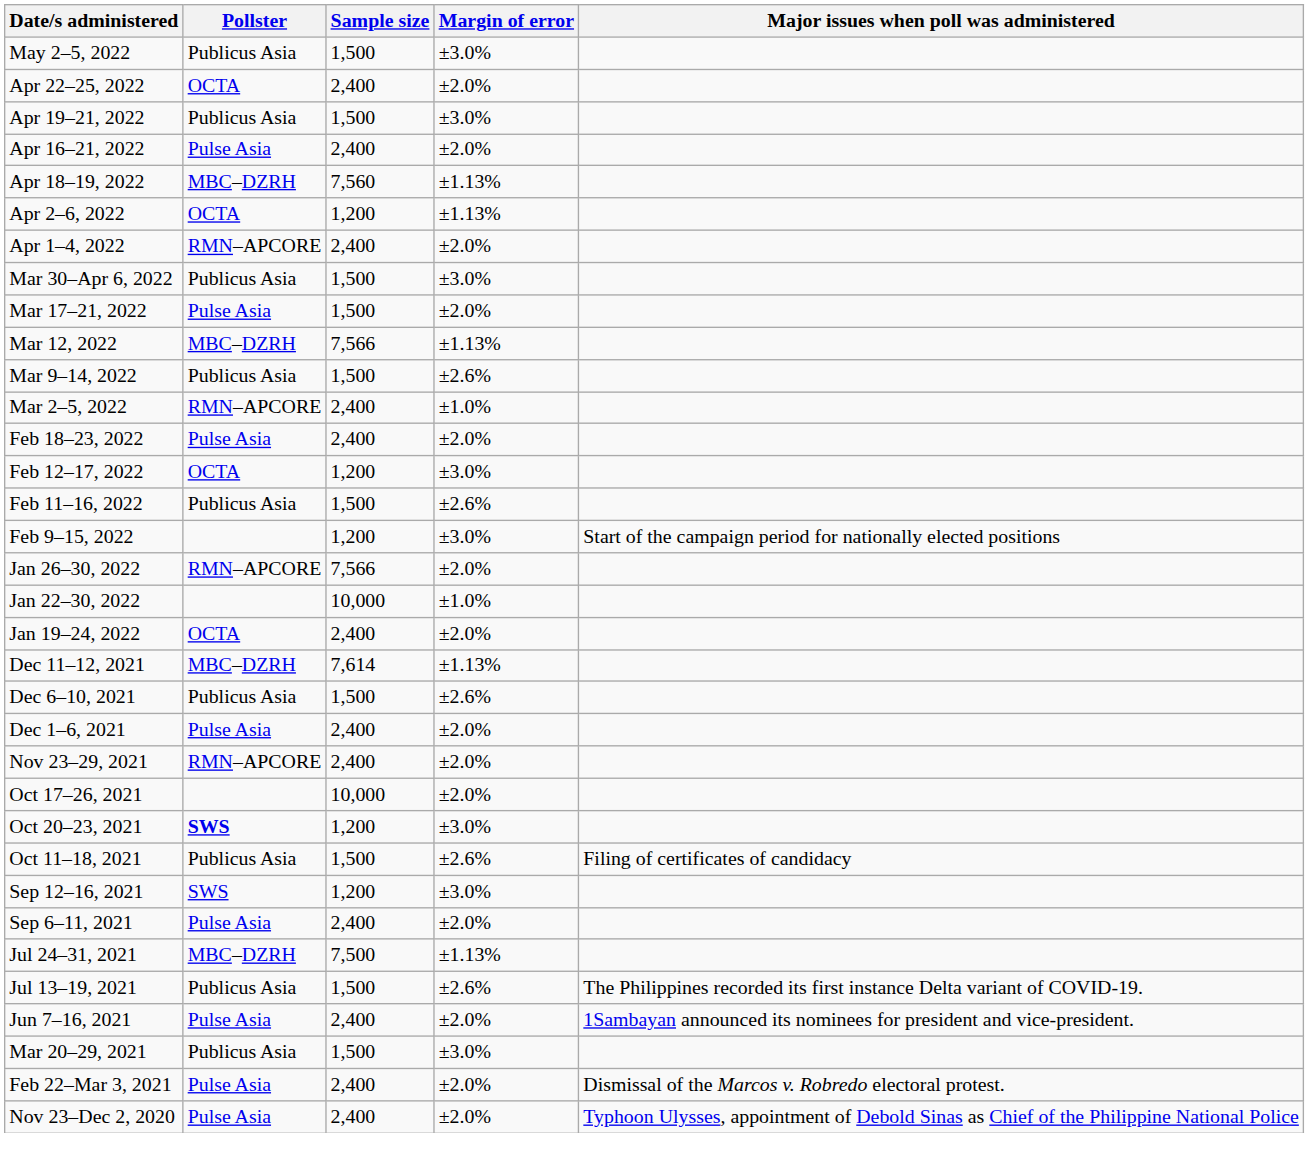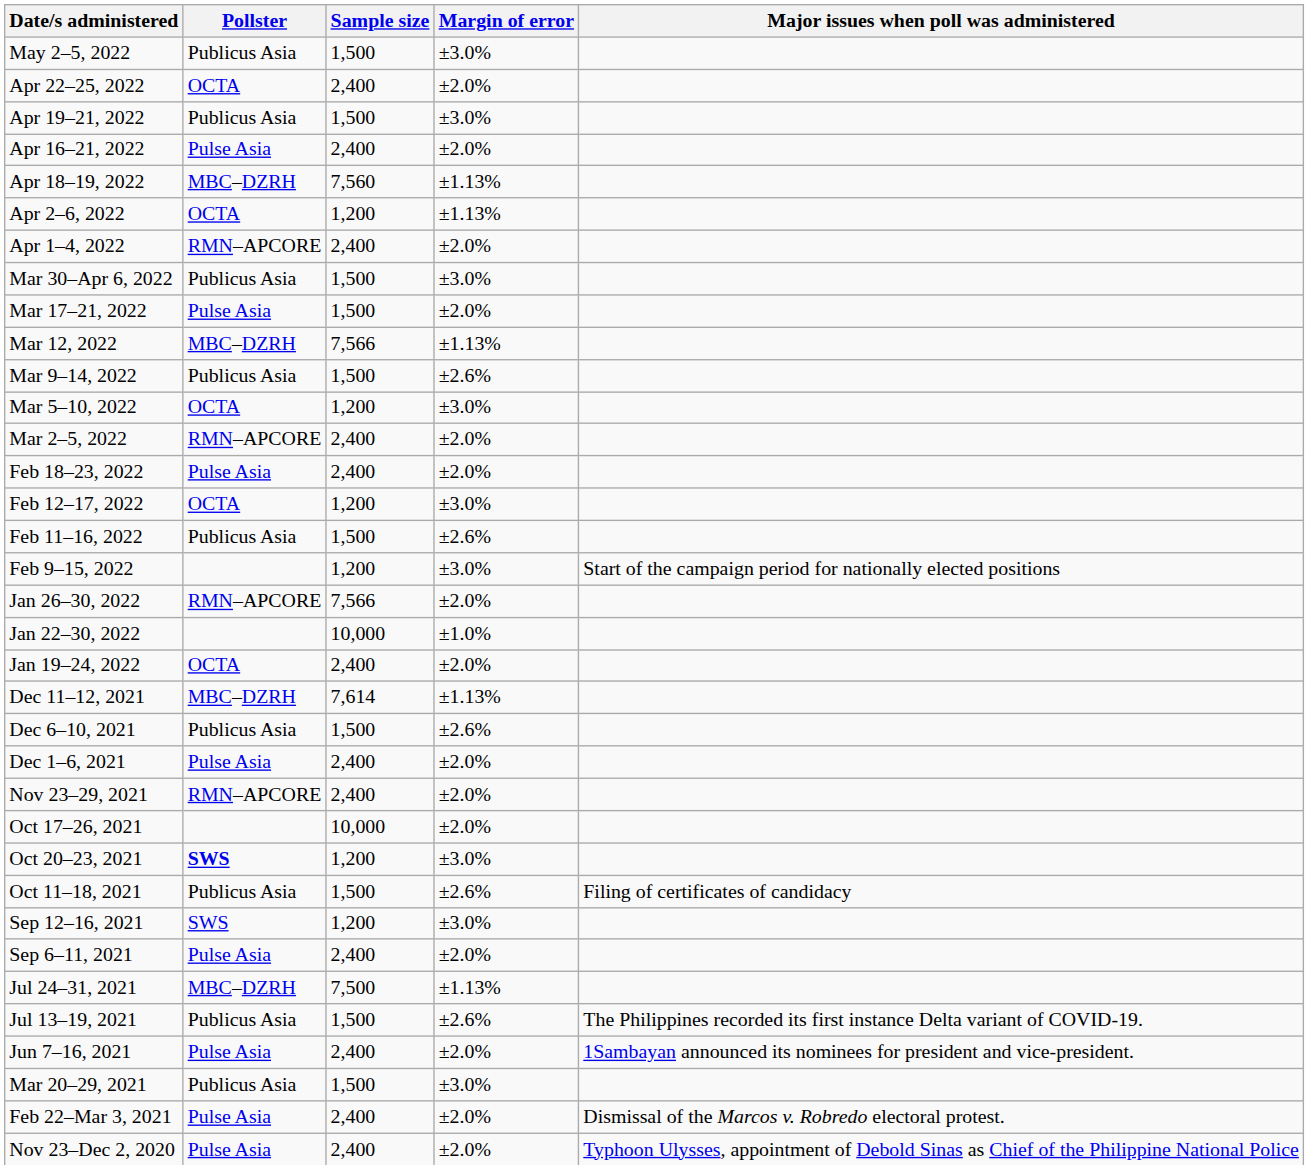+ row: (73, 407)
(465, 407) ±1.0% -> (465, 439) ±2.0%
